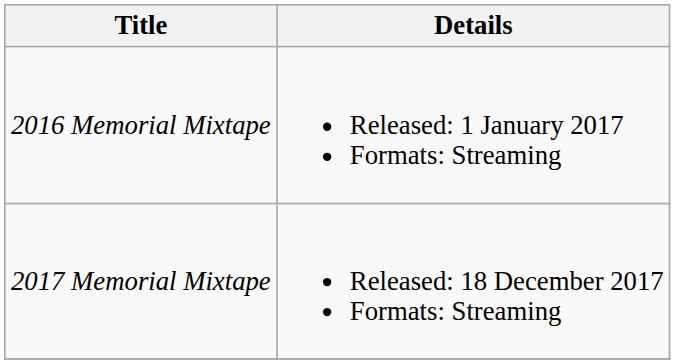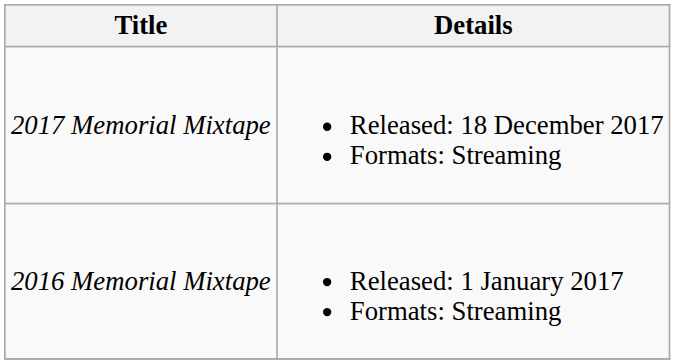rows swapped: (141, 124) <-> (141, 280)
